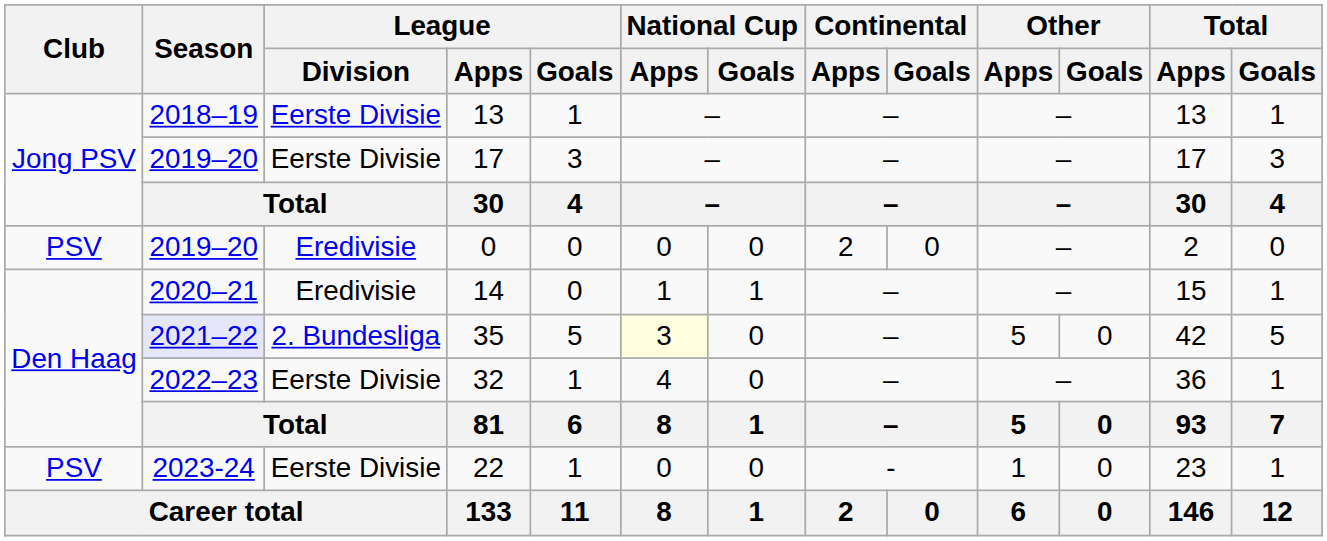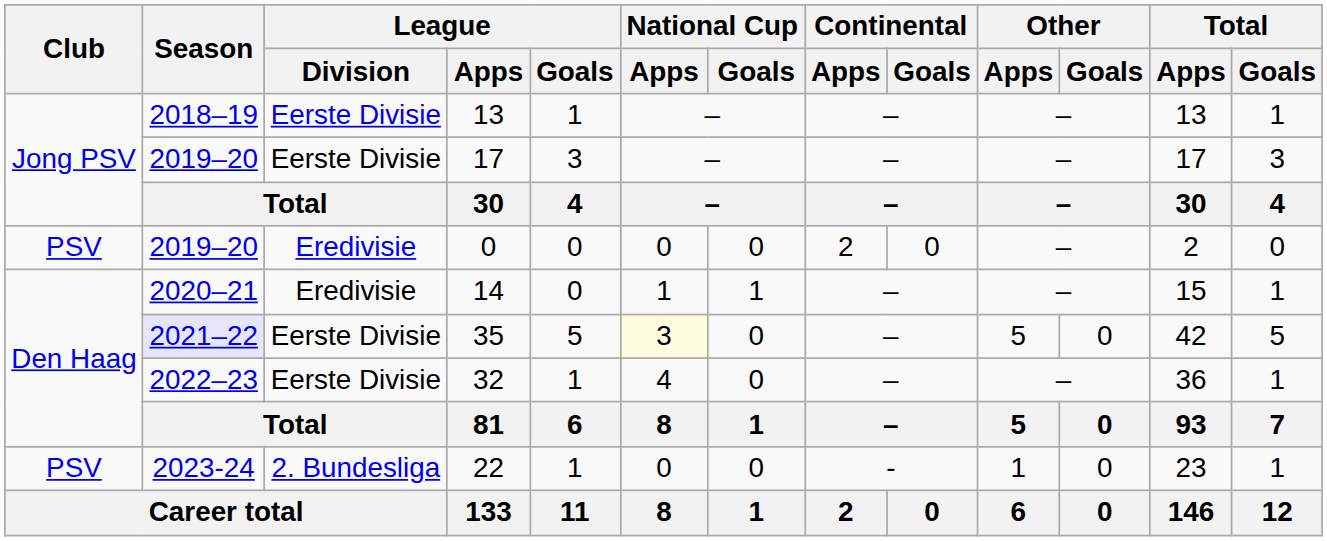(356, 335) 2. Bundesliga -> (356, 335) Eerste Divisie
(356, 468) Eerste Divisie -> (356, 468) 2. Bundesliga
